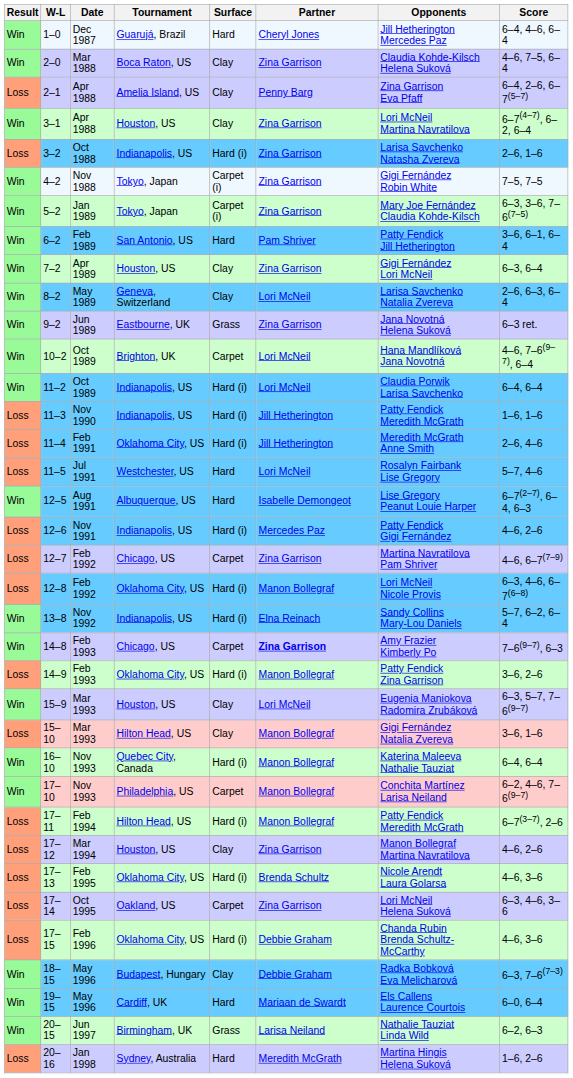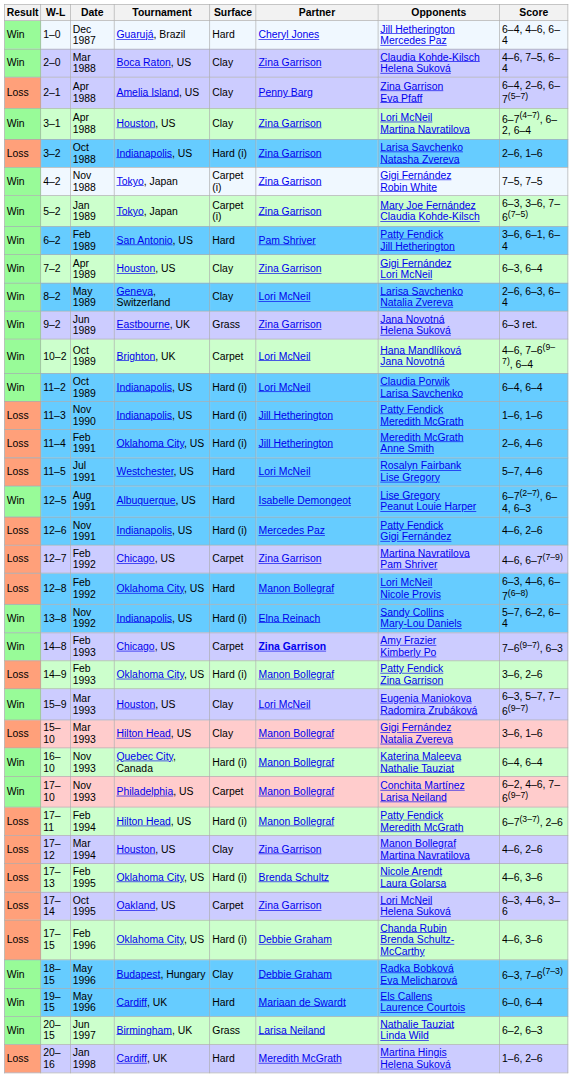(230, 589) Hard (i) -> (224, 589) Hard
(156, 1058) Sydney, Australia -> (142, 1058) Cardiff, UK
